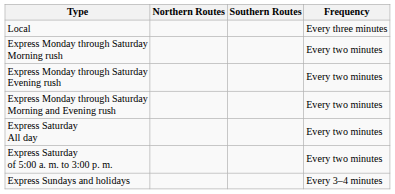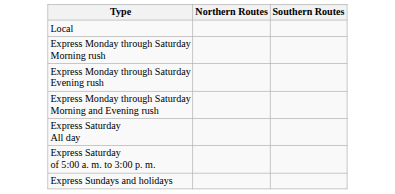- column: (347, 12)
